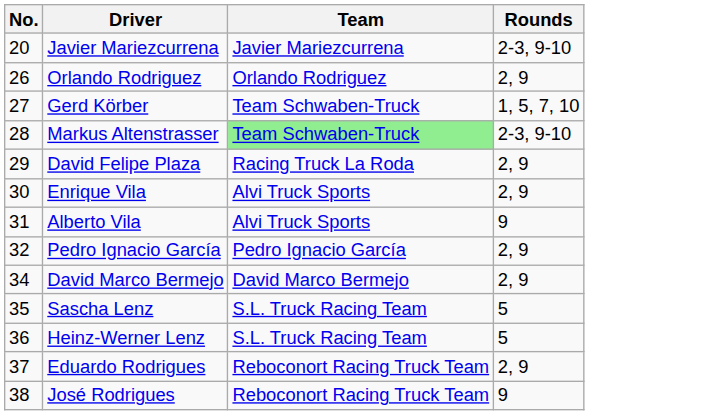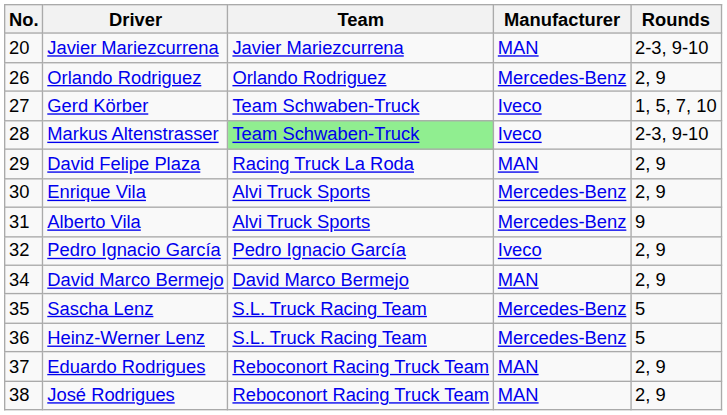+ column: (562, 19)
(503, 395) 9 -> (650, 395) 2, 9
